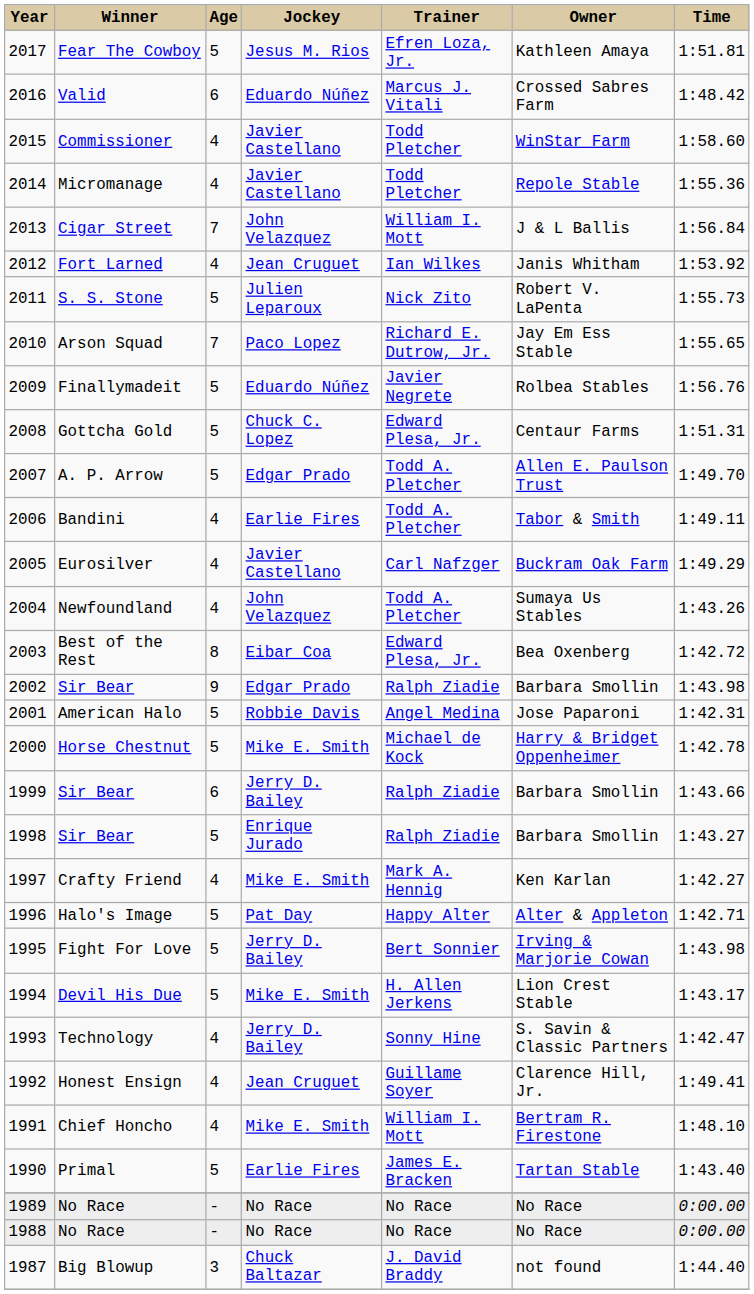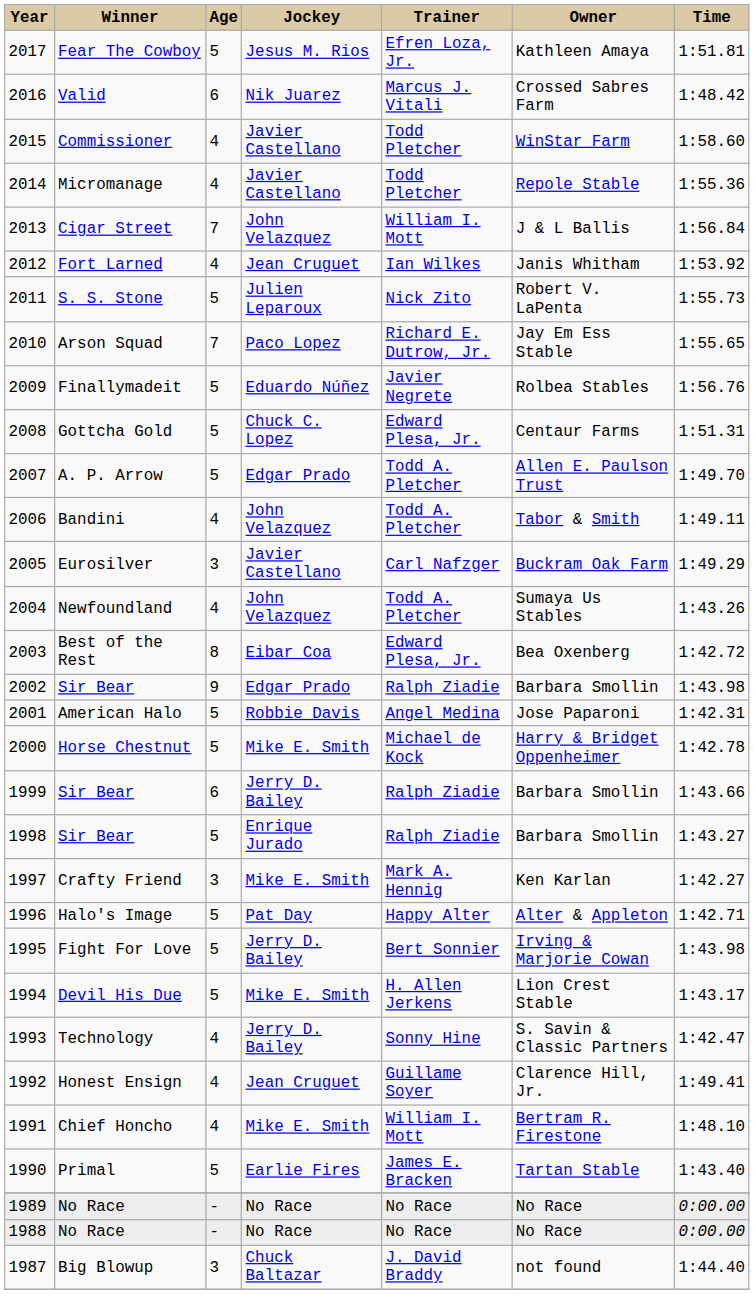(307, 97) Eduardo Núñez -> (293, 97) Nik Juarez
(303, 520) Earlie Fires -> (288, 520) John Velazquez
(214, 564) 4 -> (214, 564) 3
(214, 881) 4 -> (214, 881) 3
